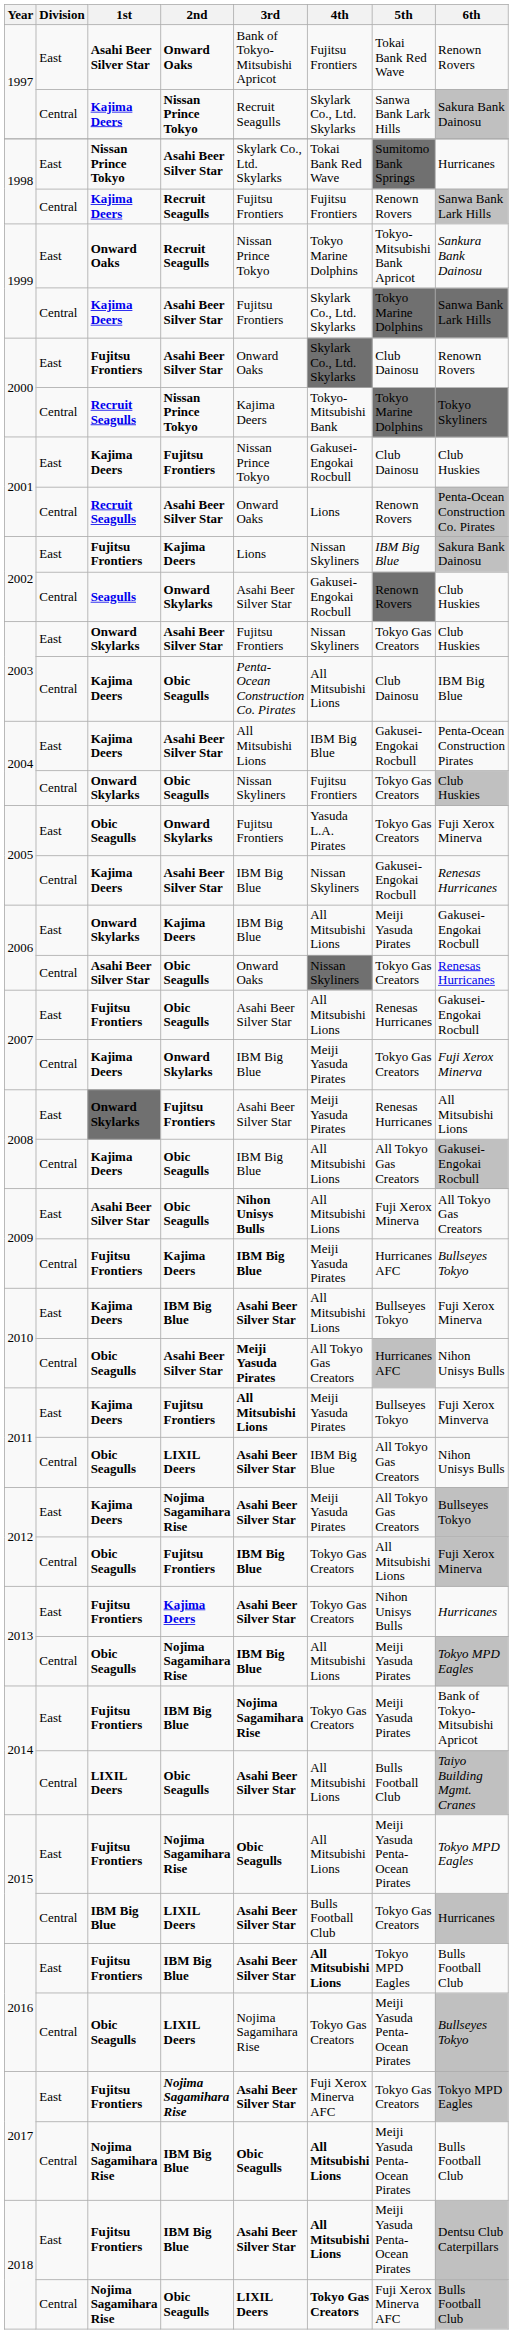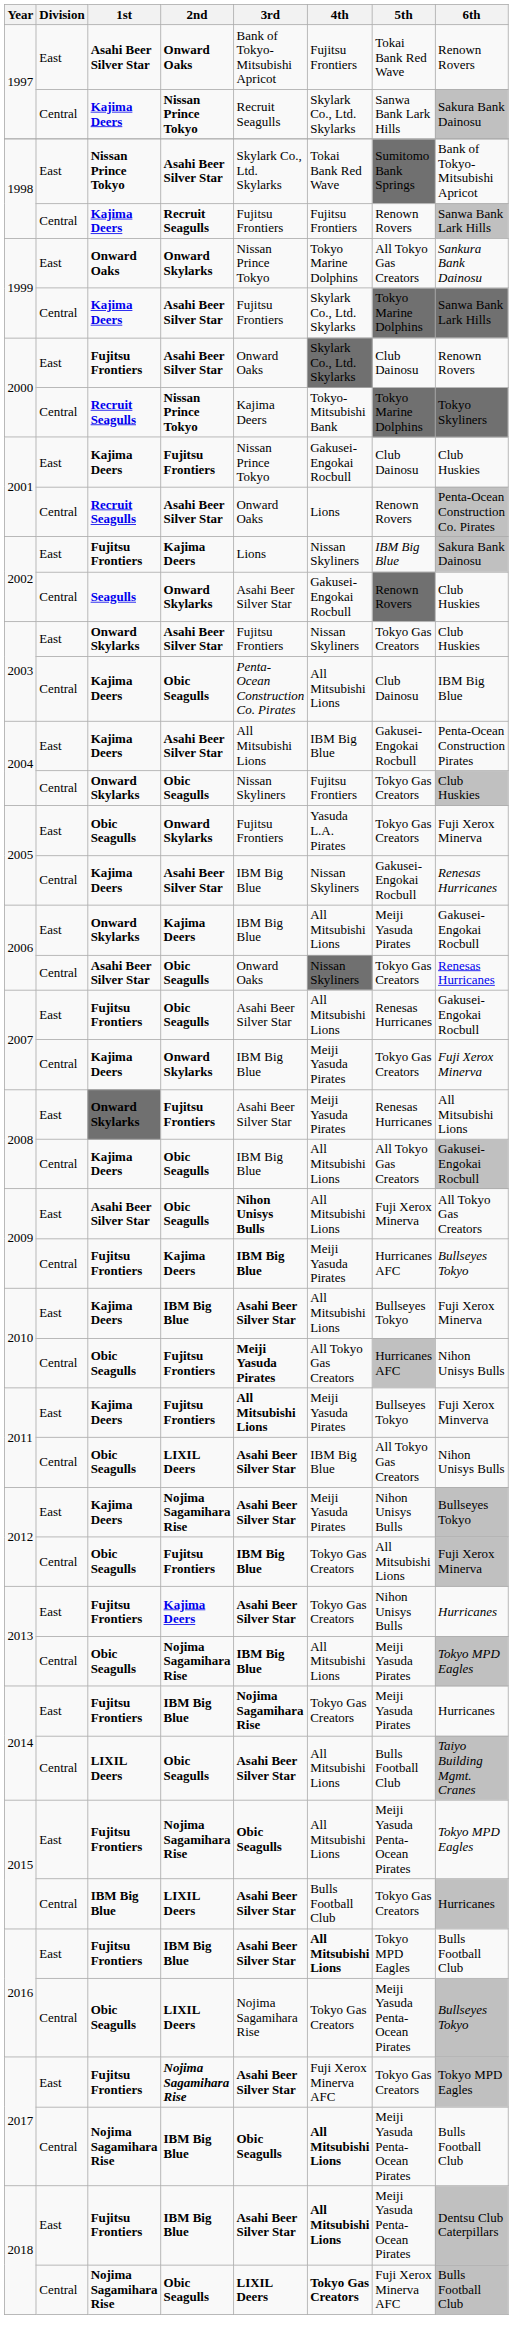(466, 163) Hurricanes -> (466, 171) Bank of Tokyo-Mitsubishi Apricot
(186, 256) Recruit Seagulls -> (188, 263) Onward Skylarks
(403, 256) Tokyo-Mitsubishi Bank Apricot -> (401, 263) All Tokyo Gas Creators
(194, 1363) Asahi Beer Silver Star -> (189, 1363) Fujitsu Frontiers
(401, 1512) All Tokyo Gas Creators -> (393, 1512) Nihon Unisys Bulls
(466, 1718) Bank of Tokyo-Mitsubishi Apricot -> (466, 1711) Hurricanes
